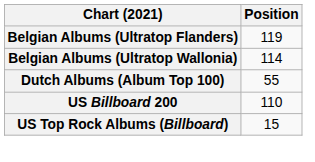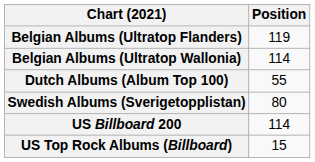+ row: (127, 102)
(271, 102) 110 -> (279, 124) 114
